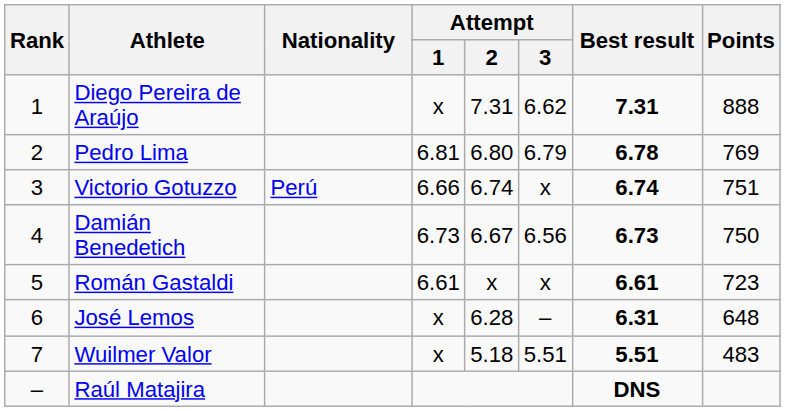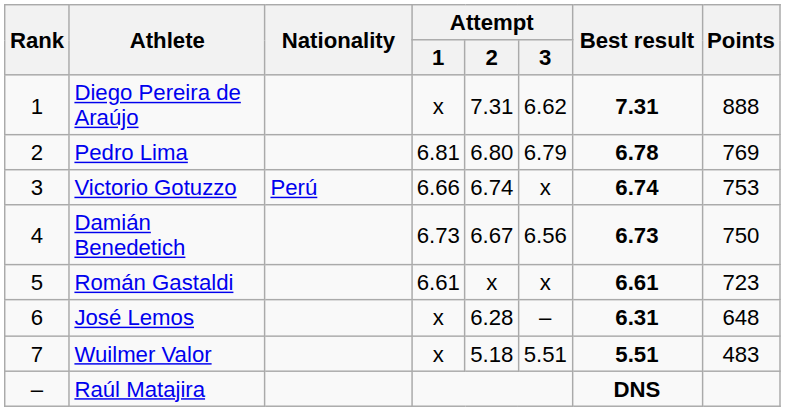(741, 188) 751 -> (741, 188) 753
